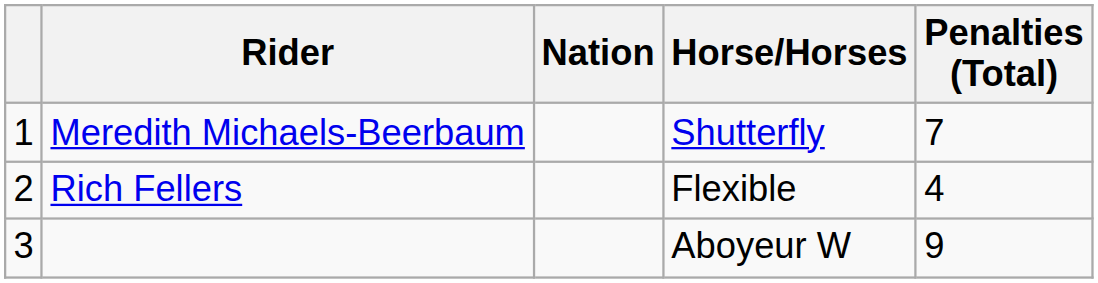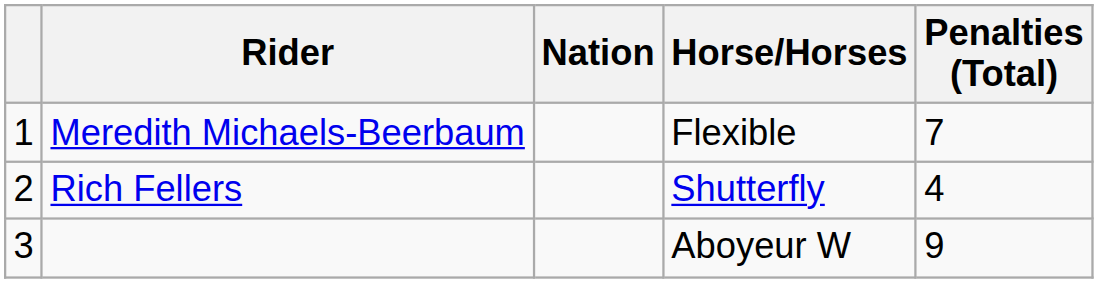(748, 131) Shutterfly -> (734, 131) Flexible
(734, 189) Flexible -> (748, 189) Shutterfly
